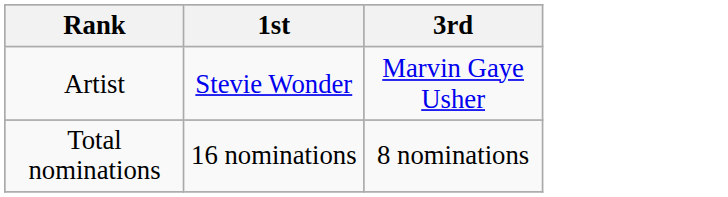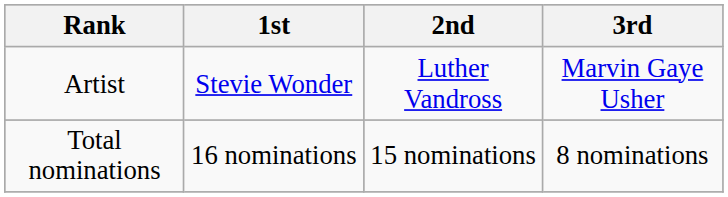+ column: (453, 25)
